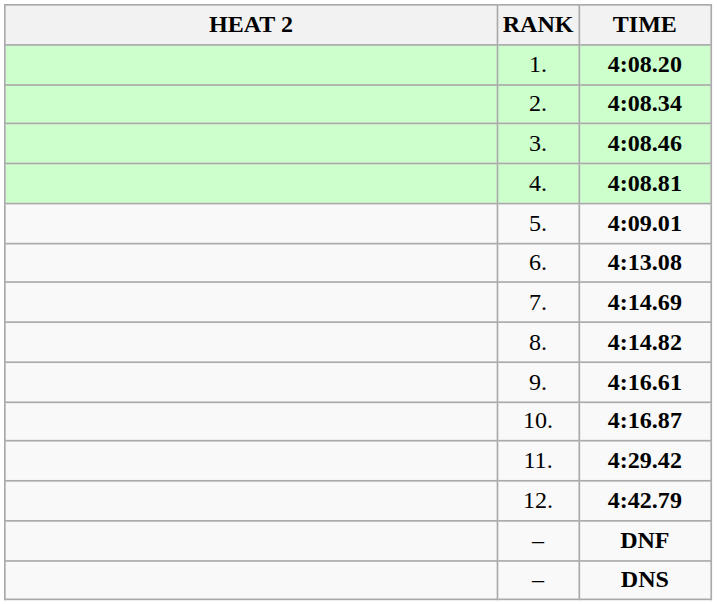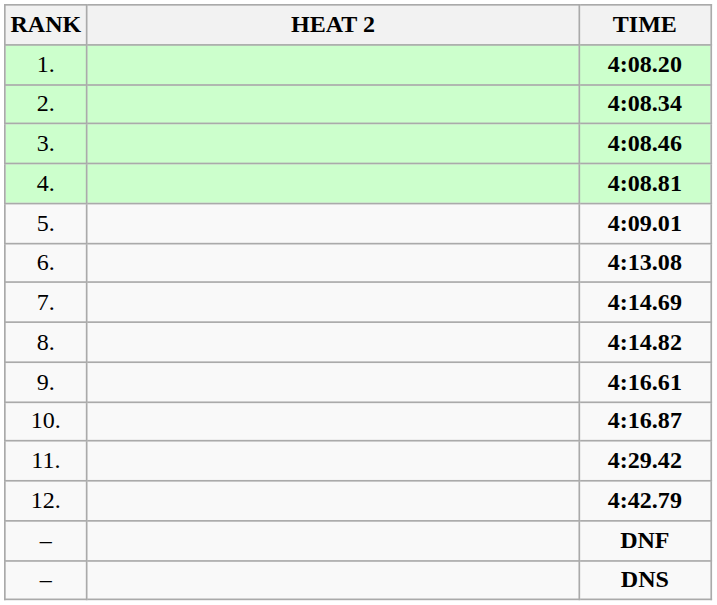columns swapped: (538, 24) <-> (251, 24)
